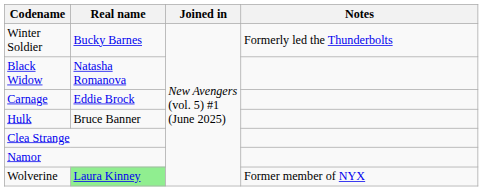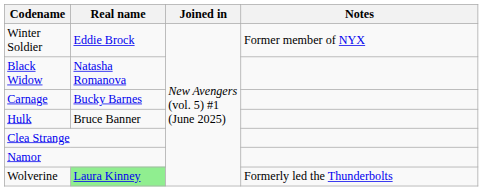(108, 40) Bucky Barnes -> (104, 40) Eddie Brock
(318, 40) Formerly led the Thunderbolts -> (305, 40) Former member of NYX
(104, 99) Eddie Brock -> (108, 99) Bucky Barnes
(305, 176) Former member of NYX -> (318, 176) Formerly led the Thunderbolts
